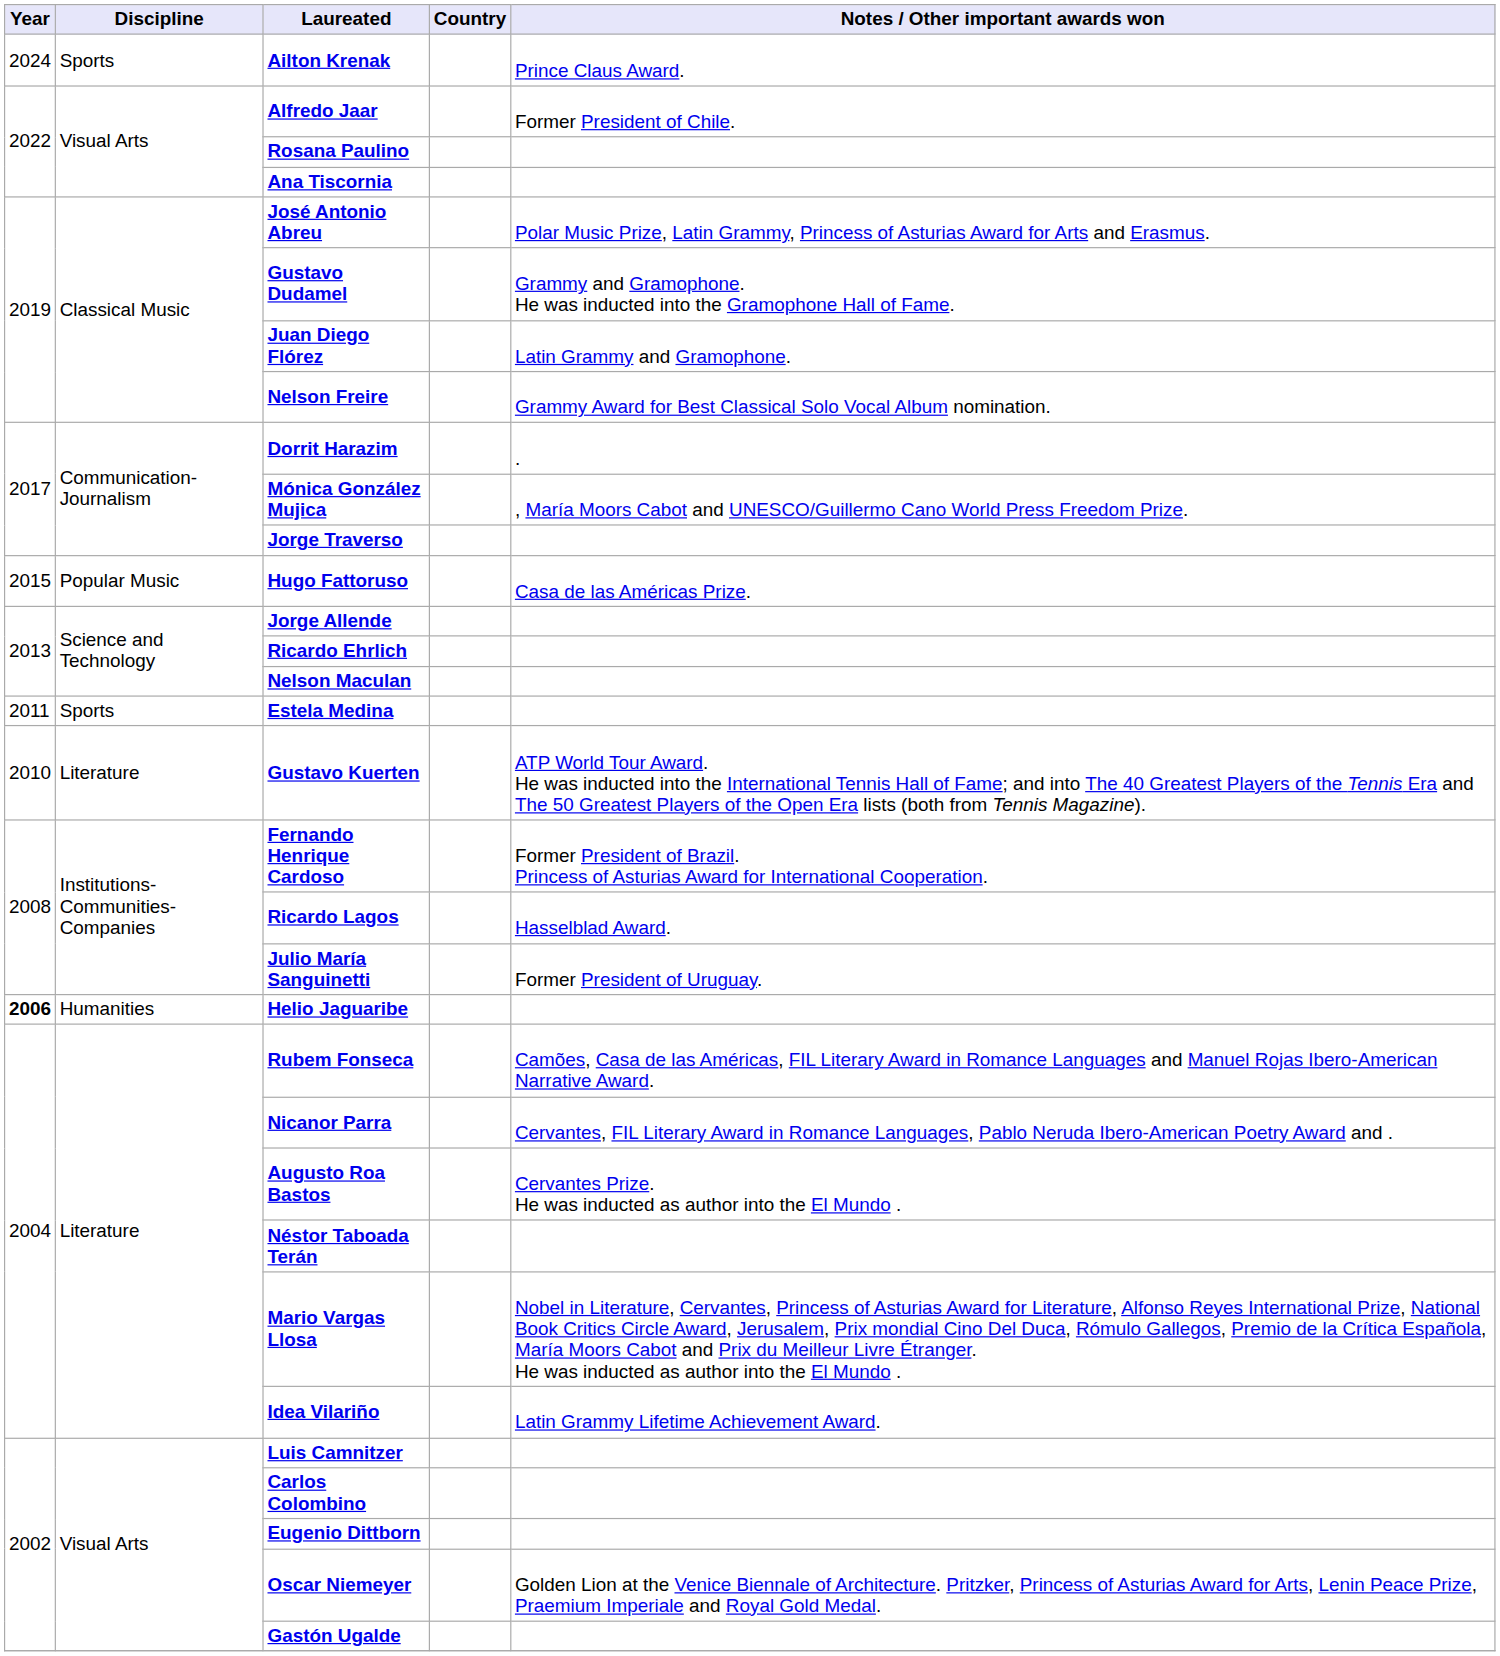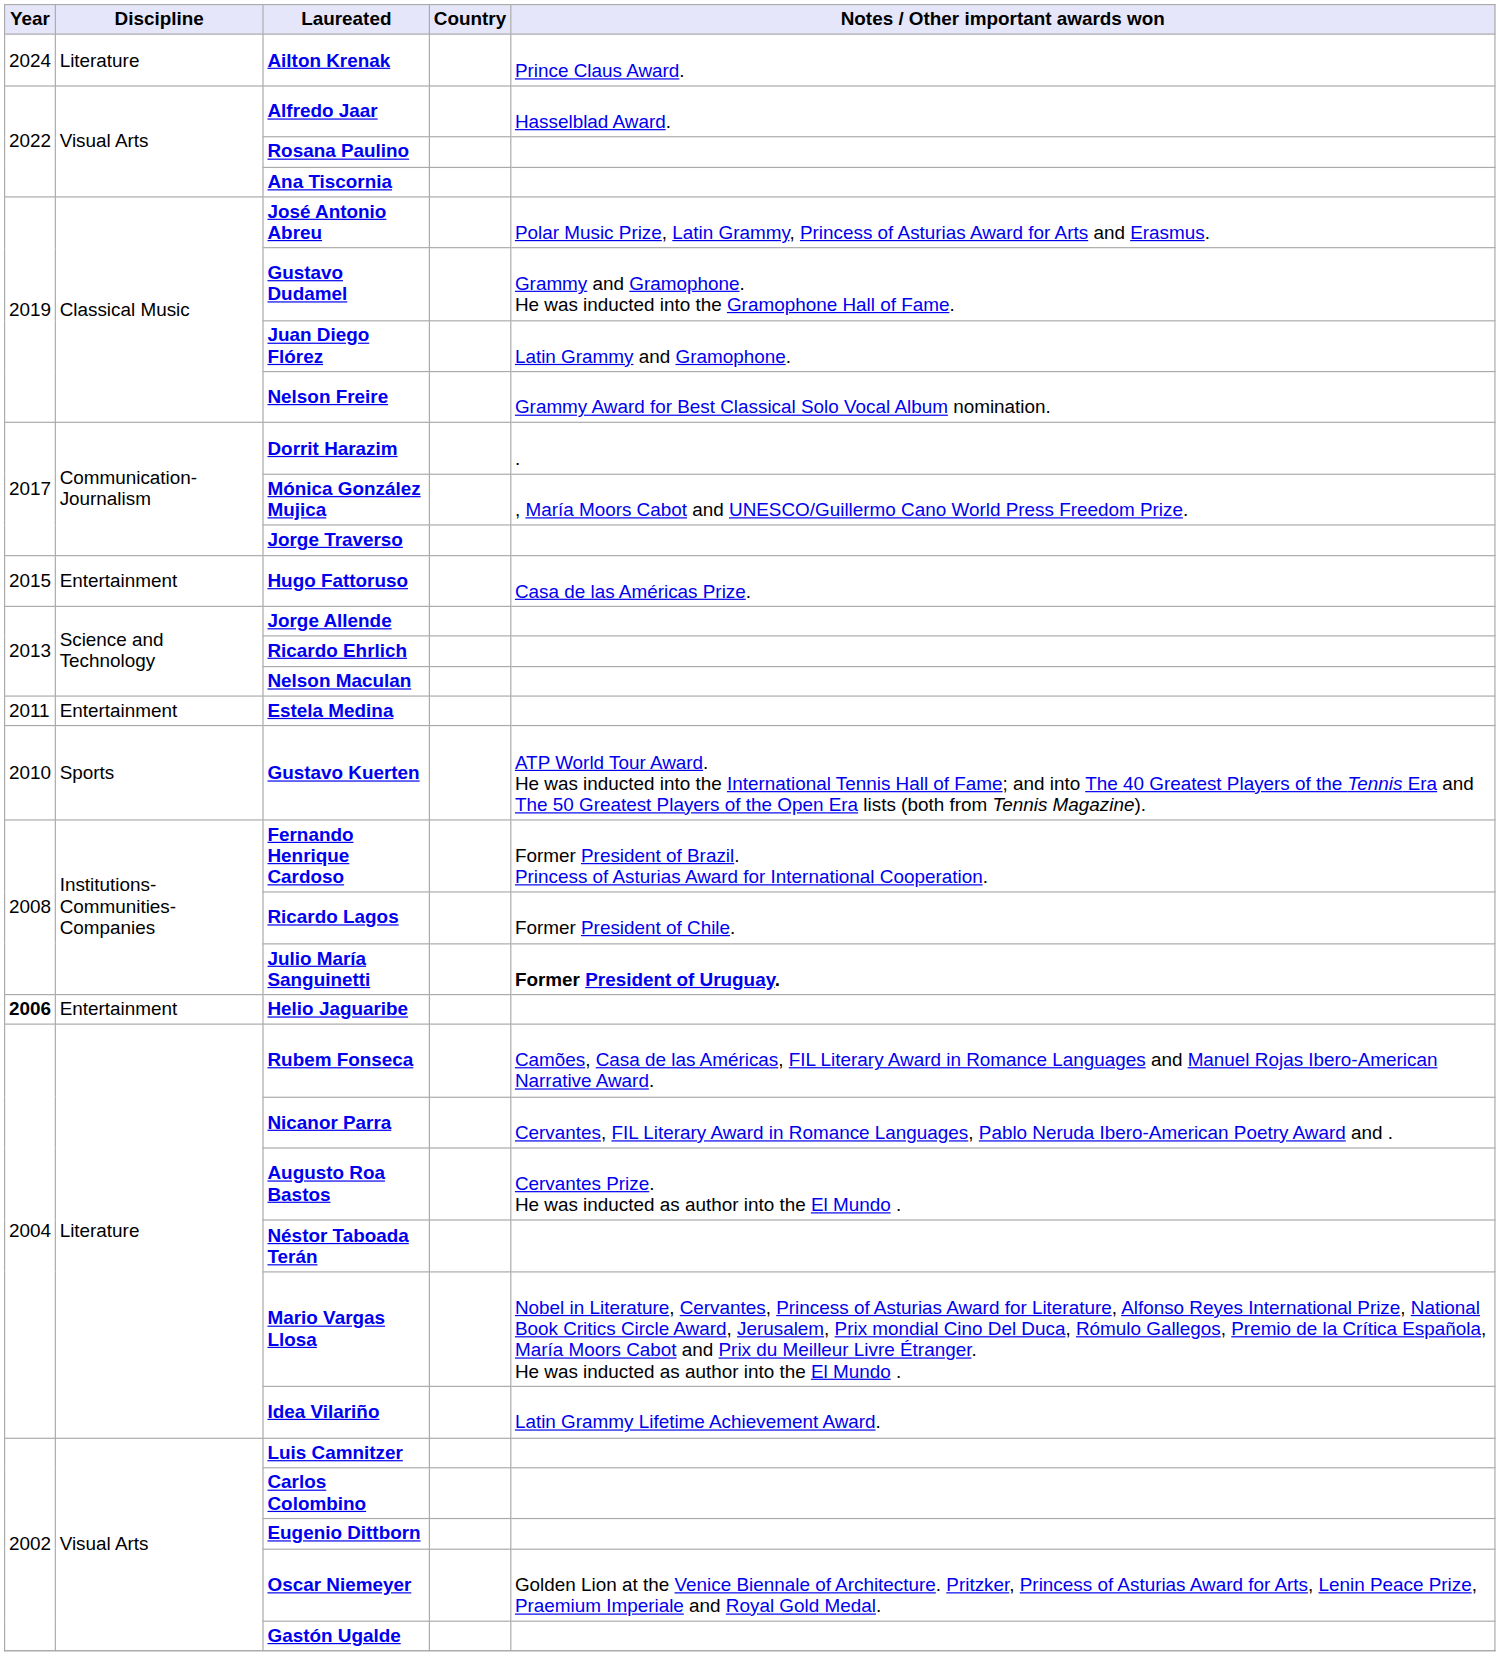(87, 60) Sports -> (100, 60) Literature
(625, 121) Former President of Chile. -> (593, 121) Hasselblad Award.
(119, 580) Popular Music -> (118, 580) Entertainment
(87, 710) Sports -> (118, 710) Entertainment
(100, 772) Literature -> (87, 772) Sports
(593, 928) Hasselblad Award. -> (625, 928) Former President of Chile.
(639, 979) normal -> (647, 979) bold
(107, 1009) Humanities -> (118, 1009) Entertainment
